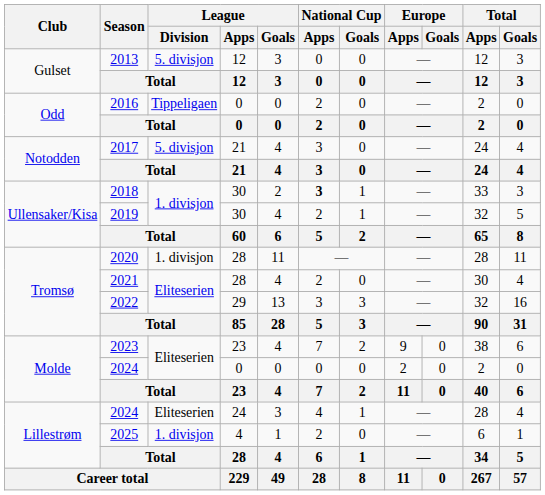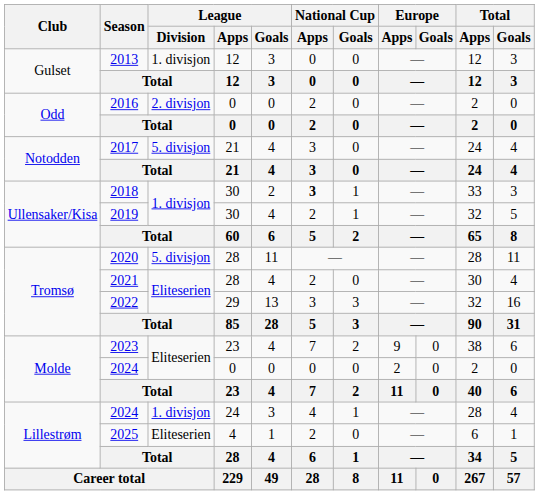(184, 59) 5. divisjon -> (181, 59) 1. divisjon
(184, 103) Tippeligaen -> (181, 103) 2. divisjon
(184, 258) 1. divisjon -> (181, 258) 5. divisjon
(184, 412) Eliteserien -> (181, 412) 1. divisjon
(184, 434) 1. divisjon -> (181, 434) Eliteserien
